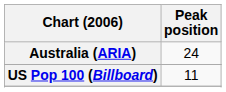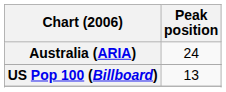(191, 75) 11 -> (191, 75) 13
